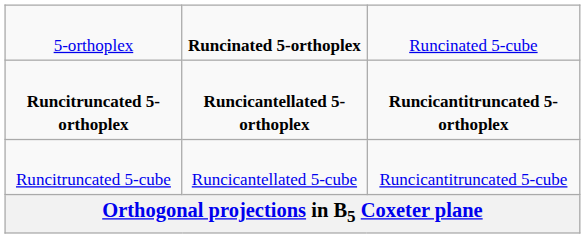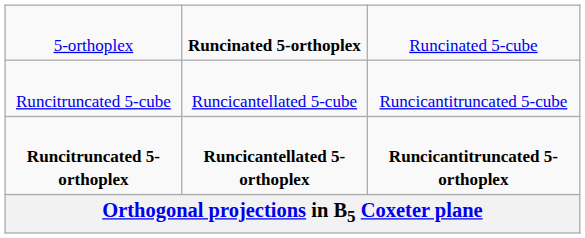rows swapped: (93, 112) <-> (93, 179)
